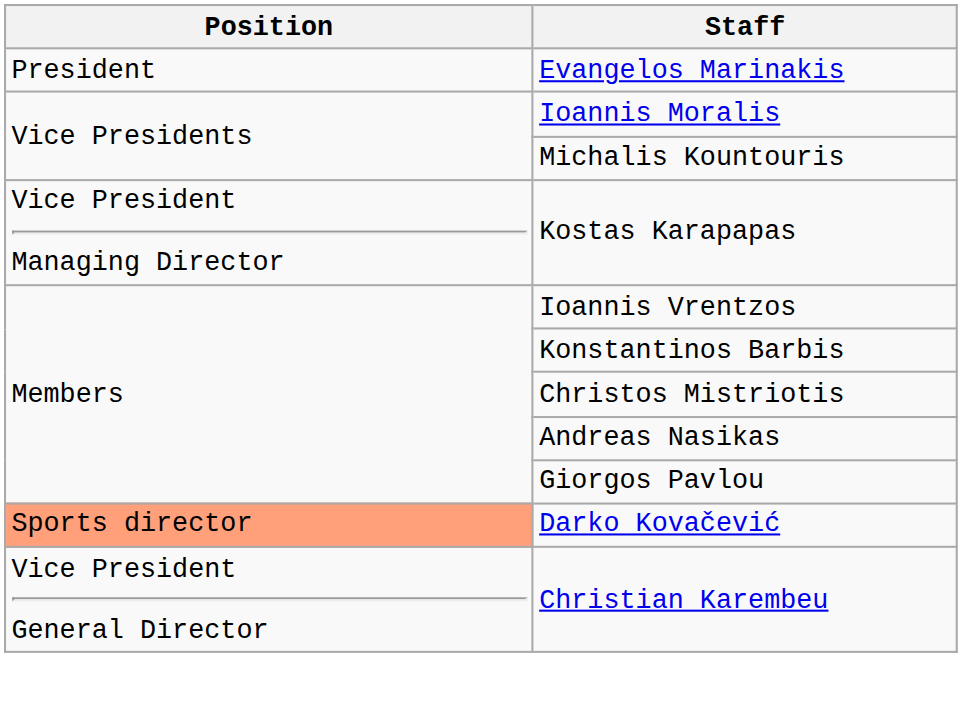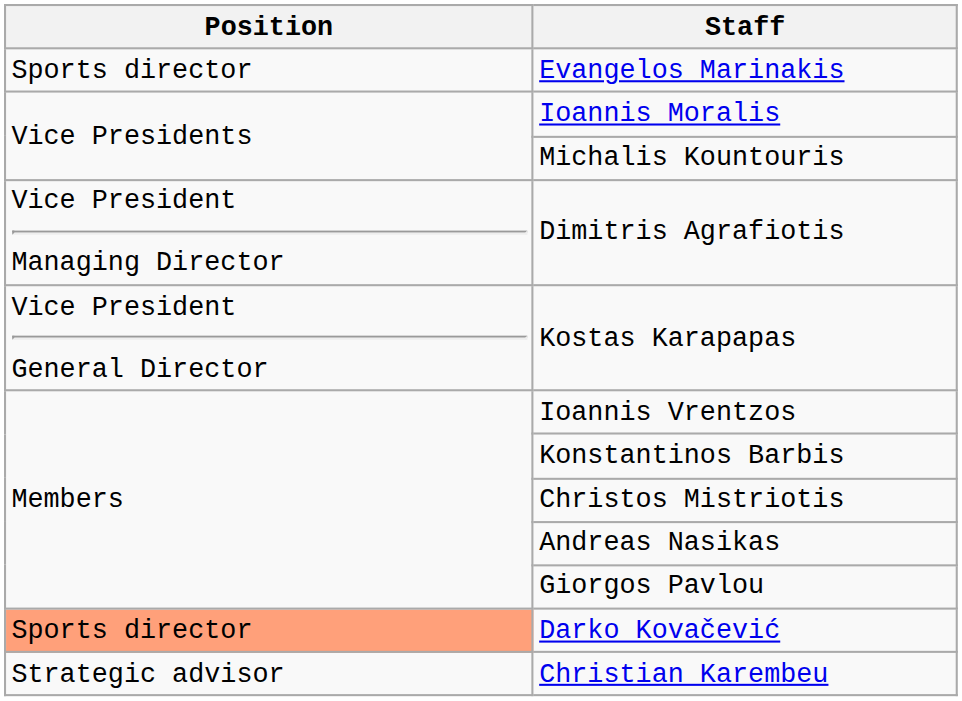(84, 70) President -> (132, 70) Sports director
+ row: (692, 232)
(269, 232) Vice President Managing Director -> (269, 338) Vice President General Director
(269, 600) Vice President General Director -> (148, 674) Strategic advisor
